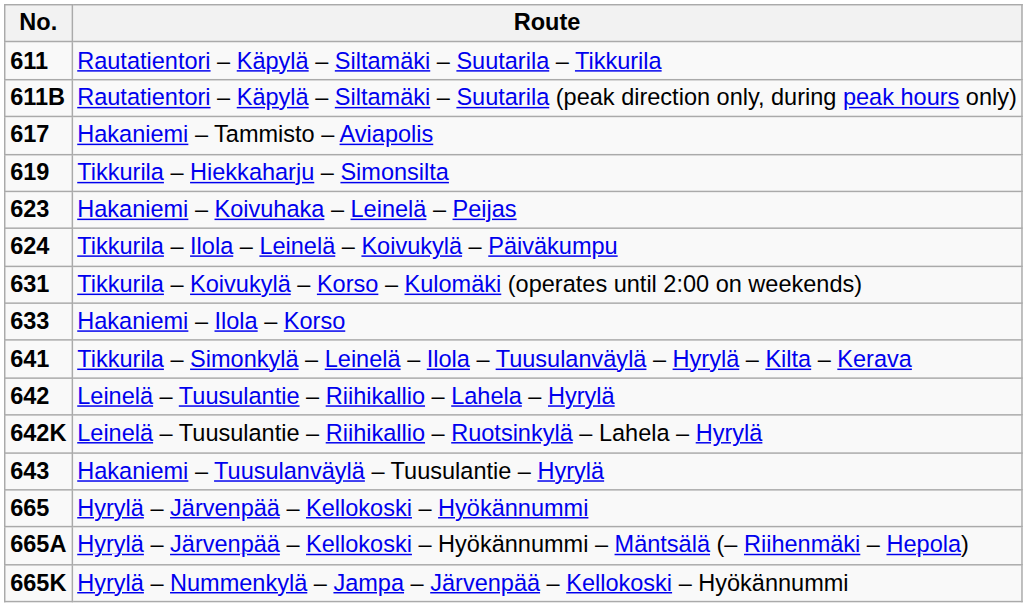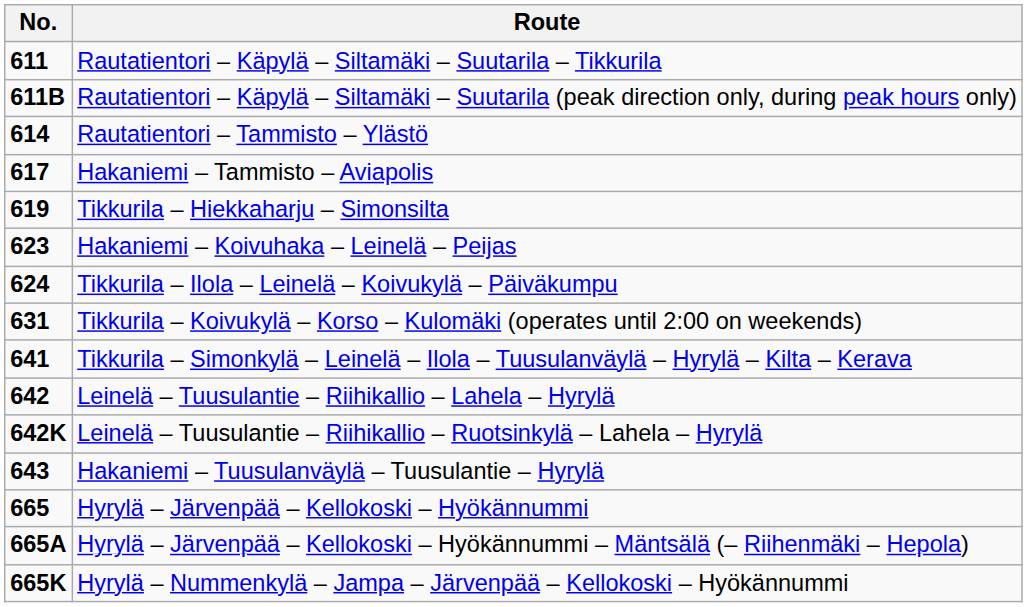+ row: (253, 135)
- row: (211, 321)
